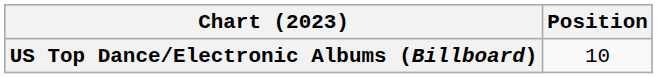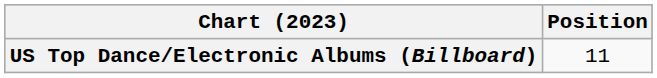(598, 56) 10 -> (598, 56) 11
